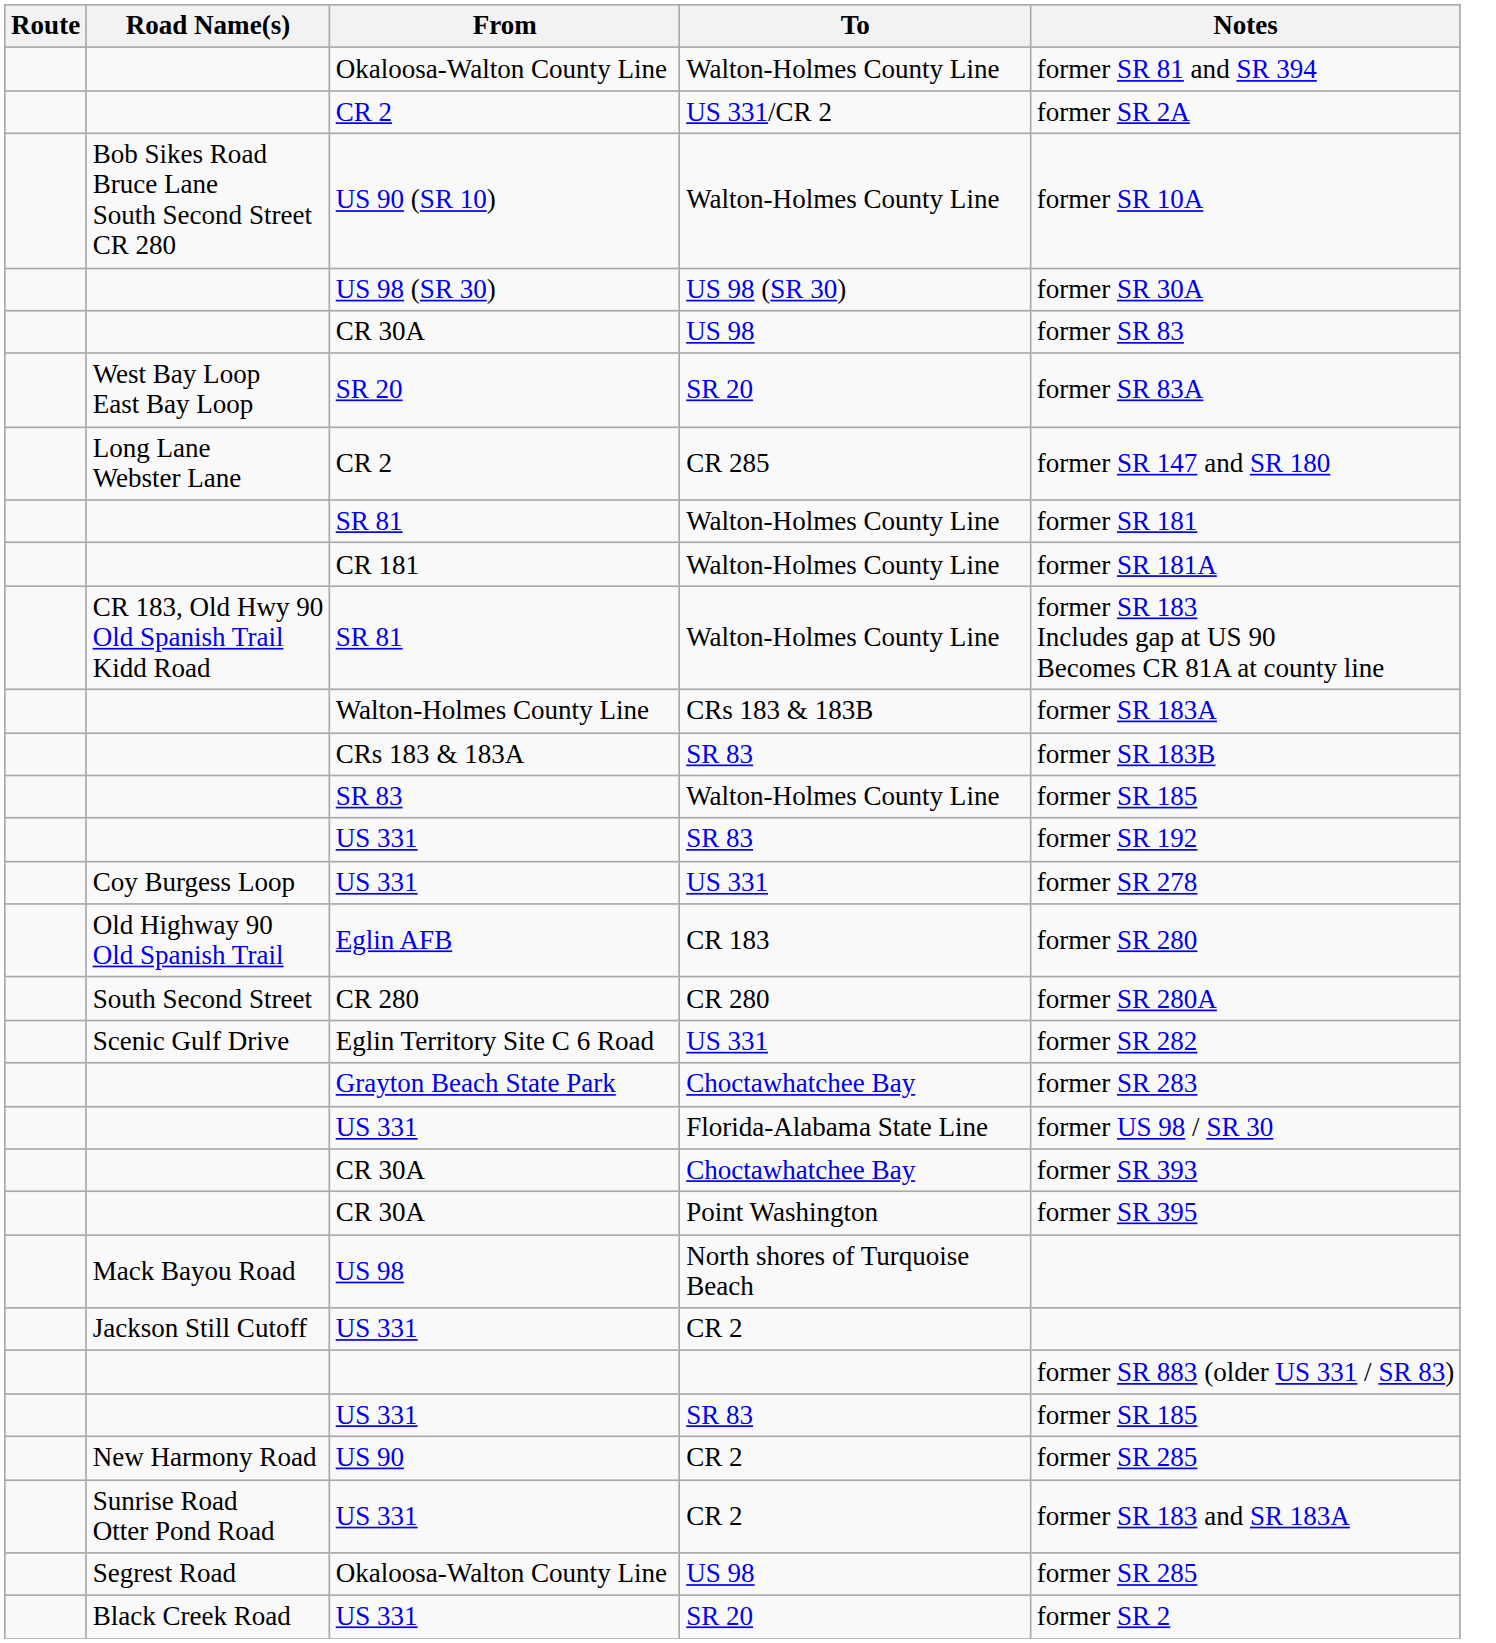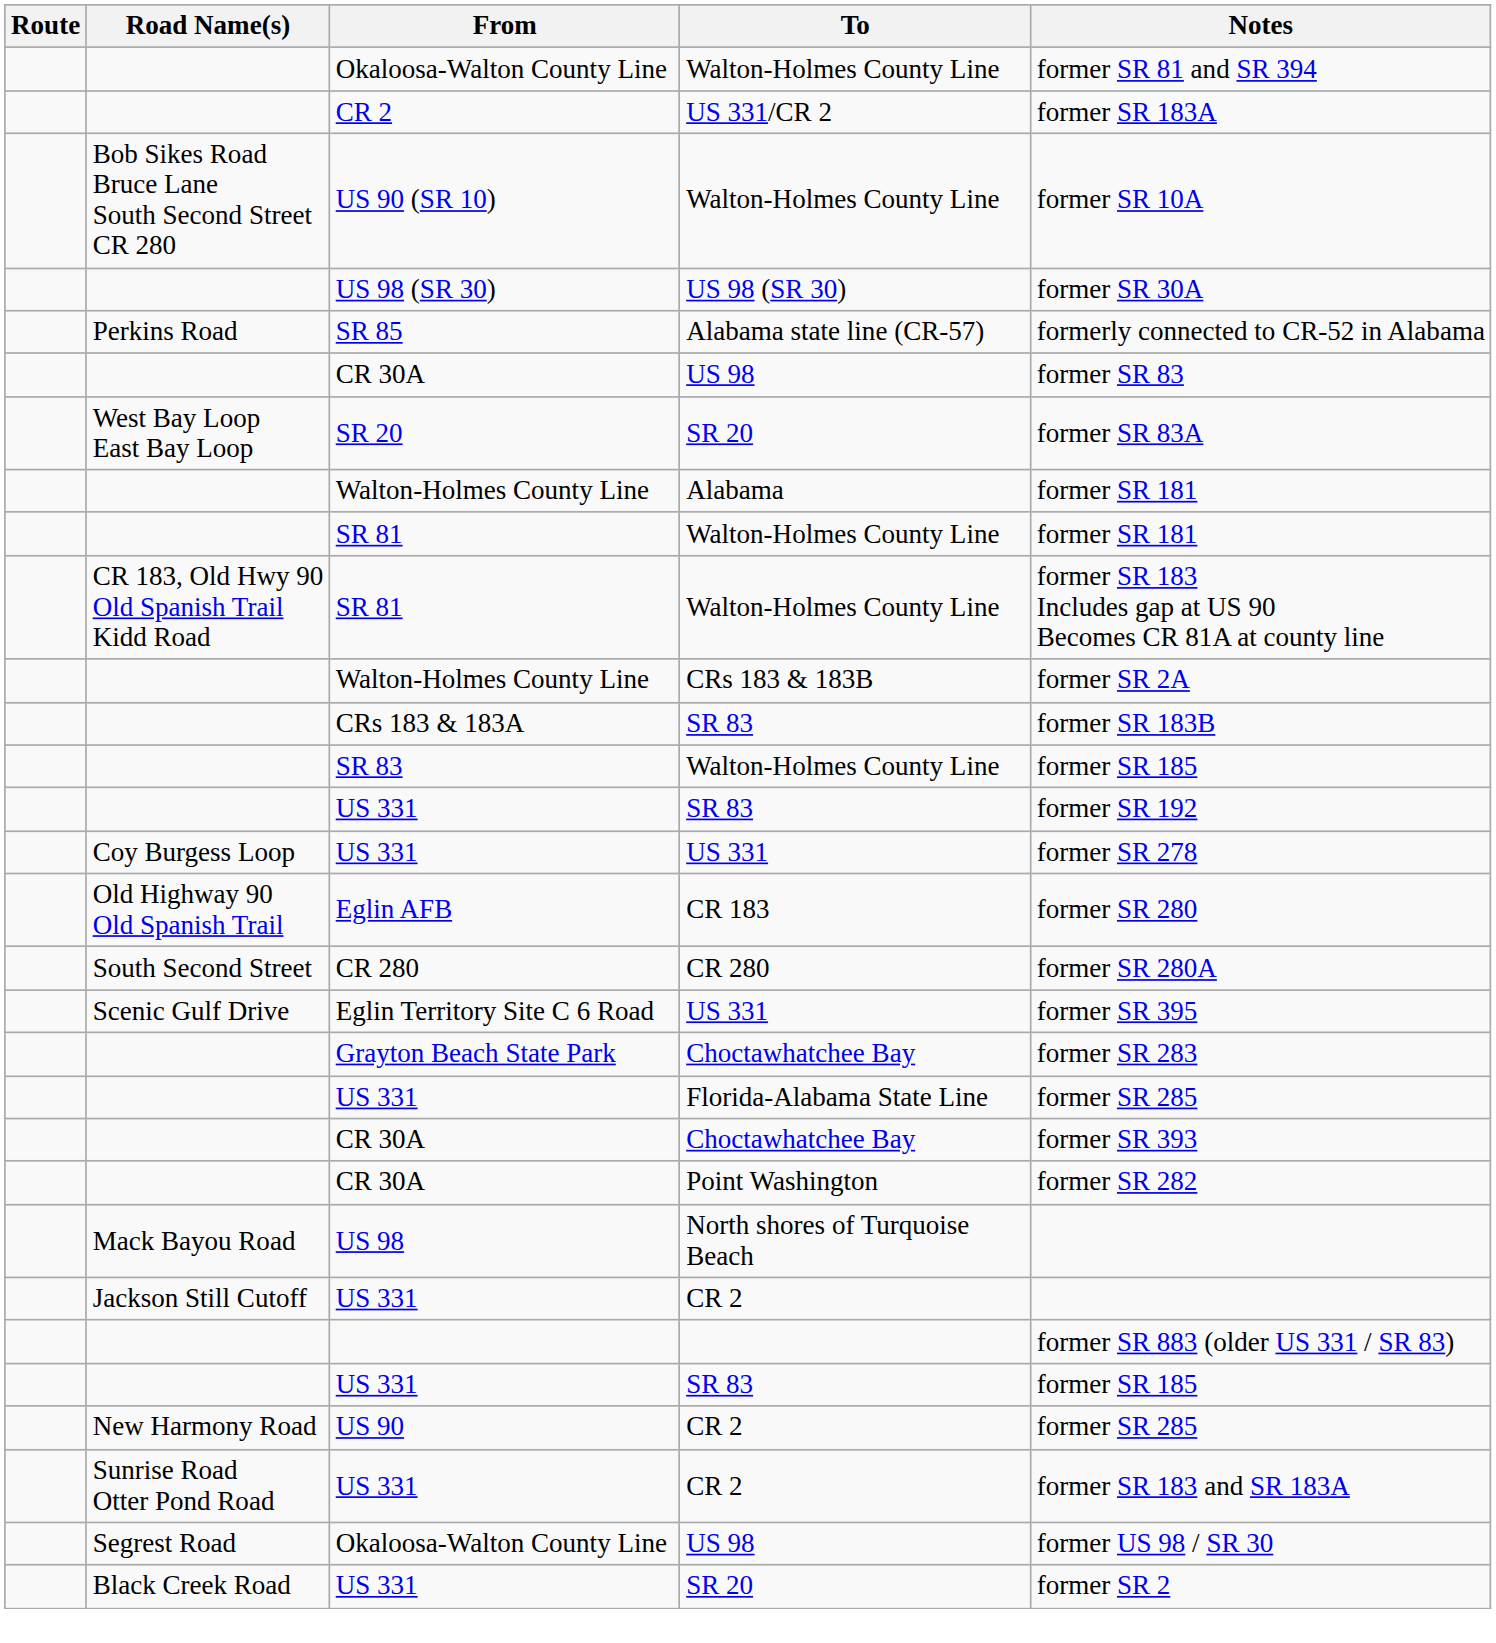(1113, 111) former SR 2A -> (1127, 111) former SR 183A
+ row: (369, 331)
- row: (364, 463)
+ row: (492, 490)
- row: (377, 563)
(1127, 710) former SR 183A -> (1113, 680) former SR 2A
(1117, 1041) former SR 282 -> (1117, 1010) former SR 395
(1155, 1126) former US 98 / SR 30 -> (1117, 1096) former SR 285
(1117, 1212) former SR 395 -> (1117, 1182) former SR 282
(1117, 1573) former SR 285 -> (1155, 1543) former US 98 / SR 30
